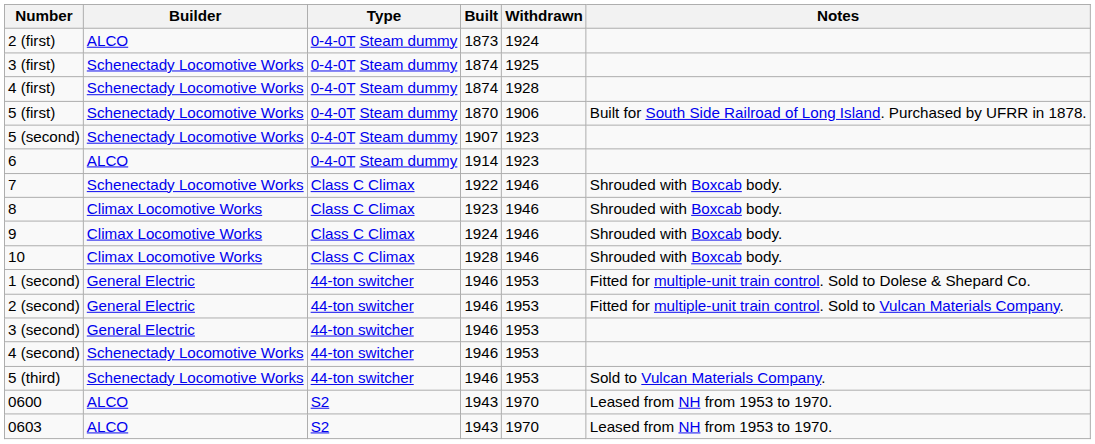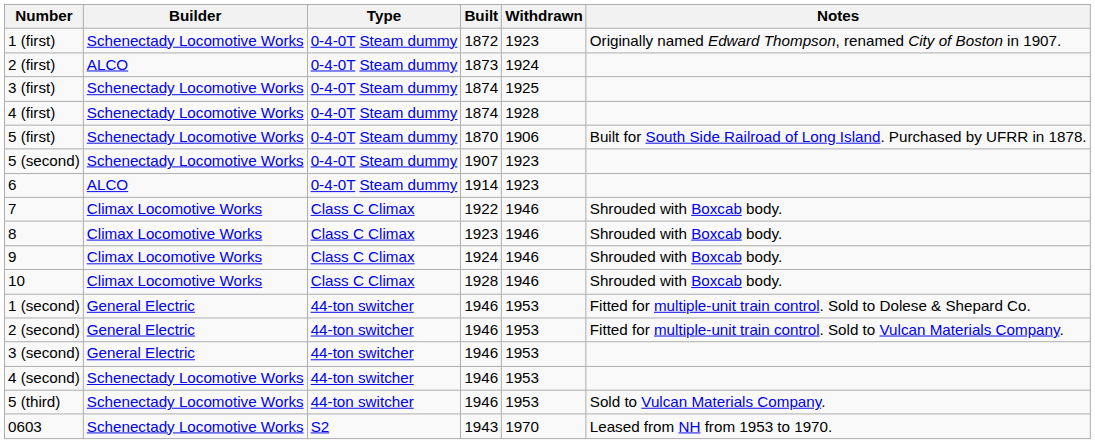+ row: (32, 40)
(195, 185) Schenectady Locomotive Works -> (175, 209) Climax Locomotive Works
- row: (25, 402)
(107, 426) ALCO -> (195, 426) Schenectady Locomotive Works
